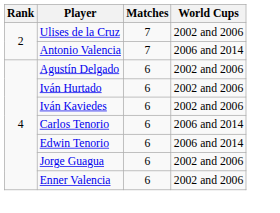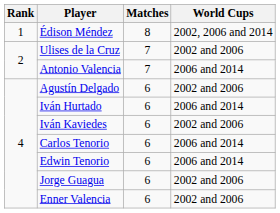+ row: (76, 32)
(209, 87) 2002 and 2006 -> (209, 106) 2006 and 2014
